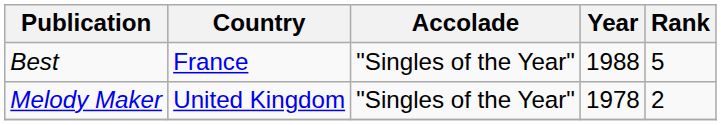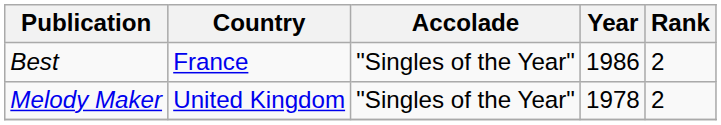(613, 61) 1988 -> (613, 61) 1986
(658, 61) 5 -> (658, 61) 2
